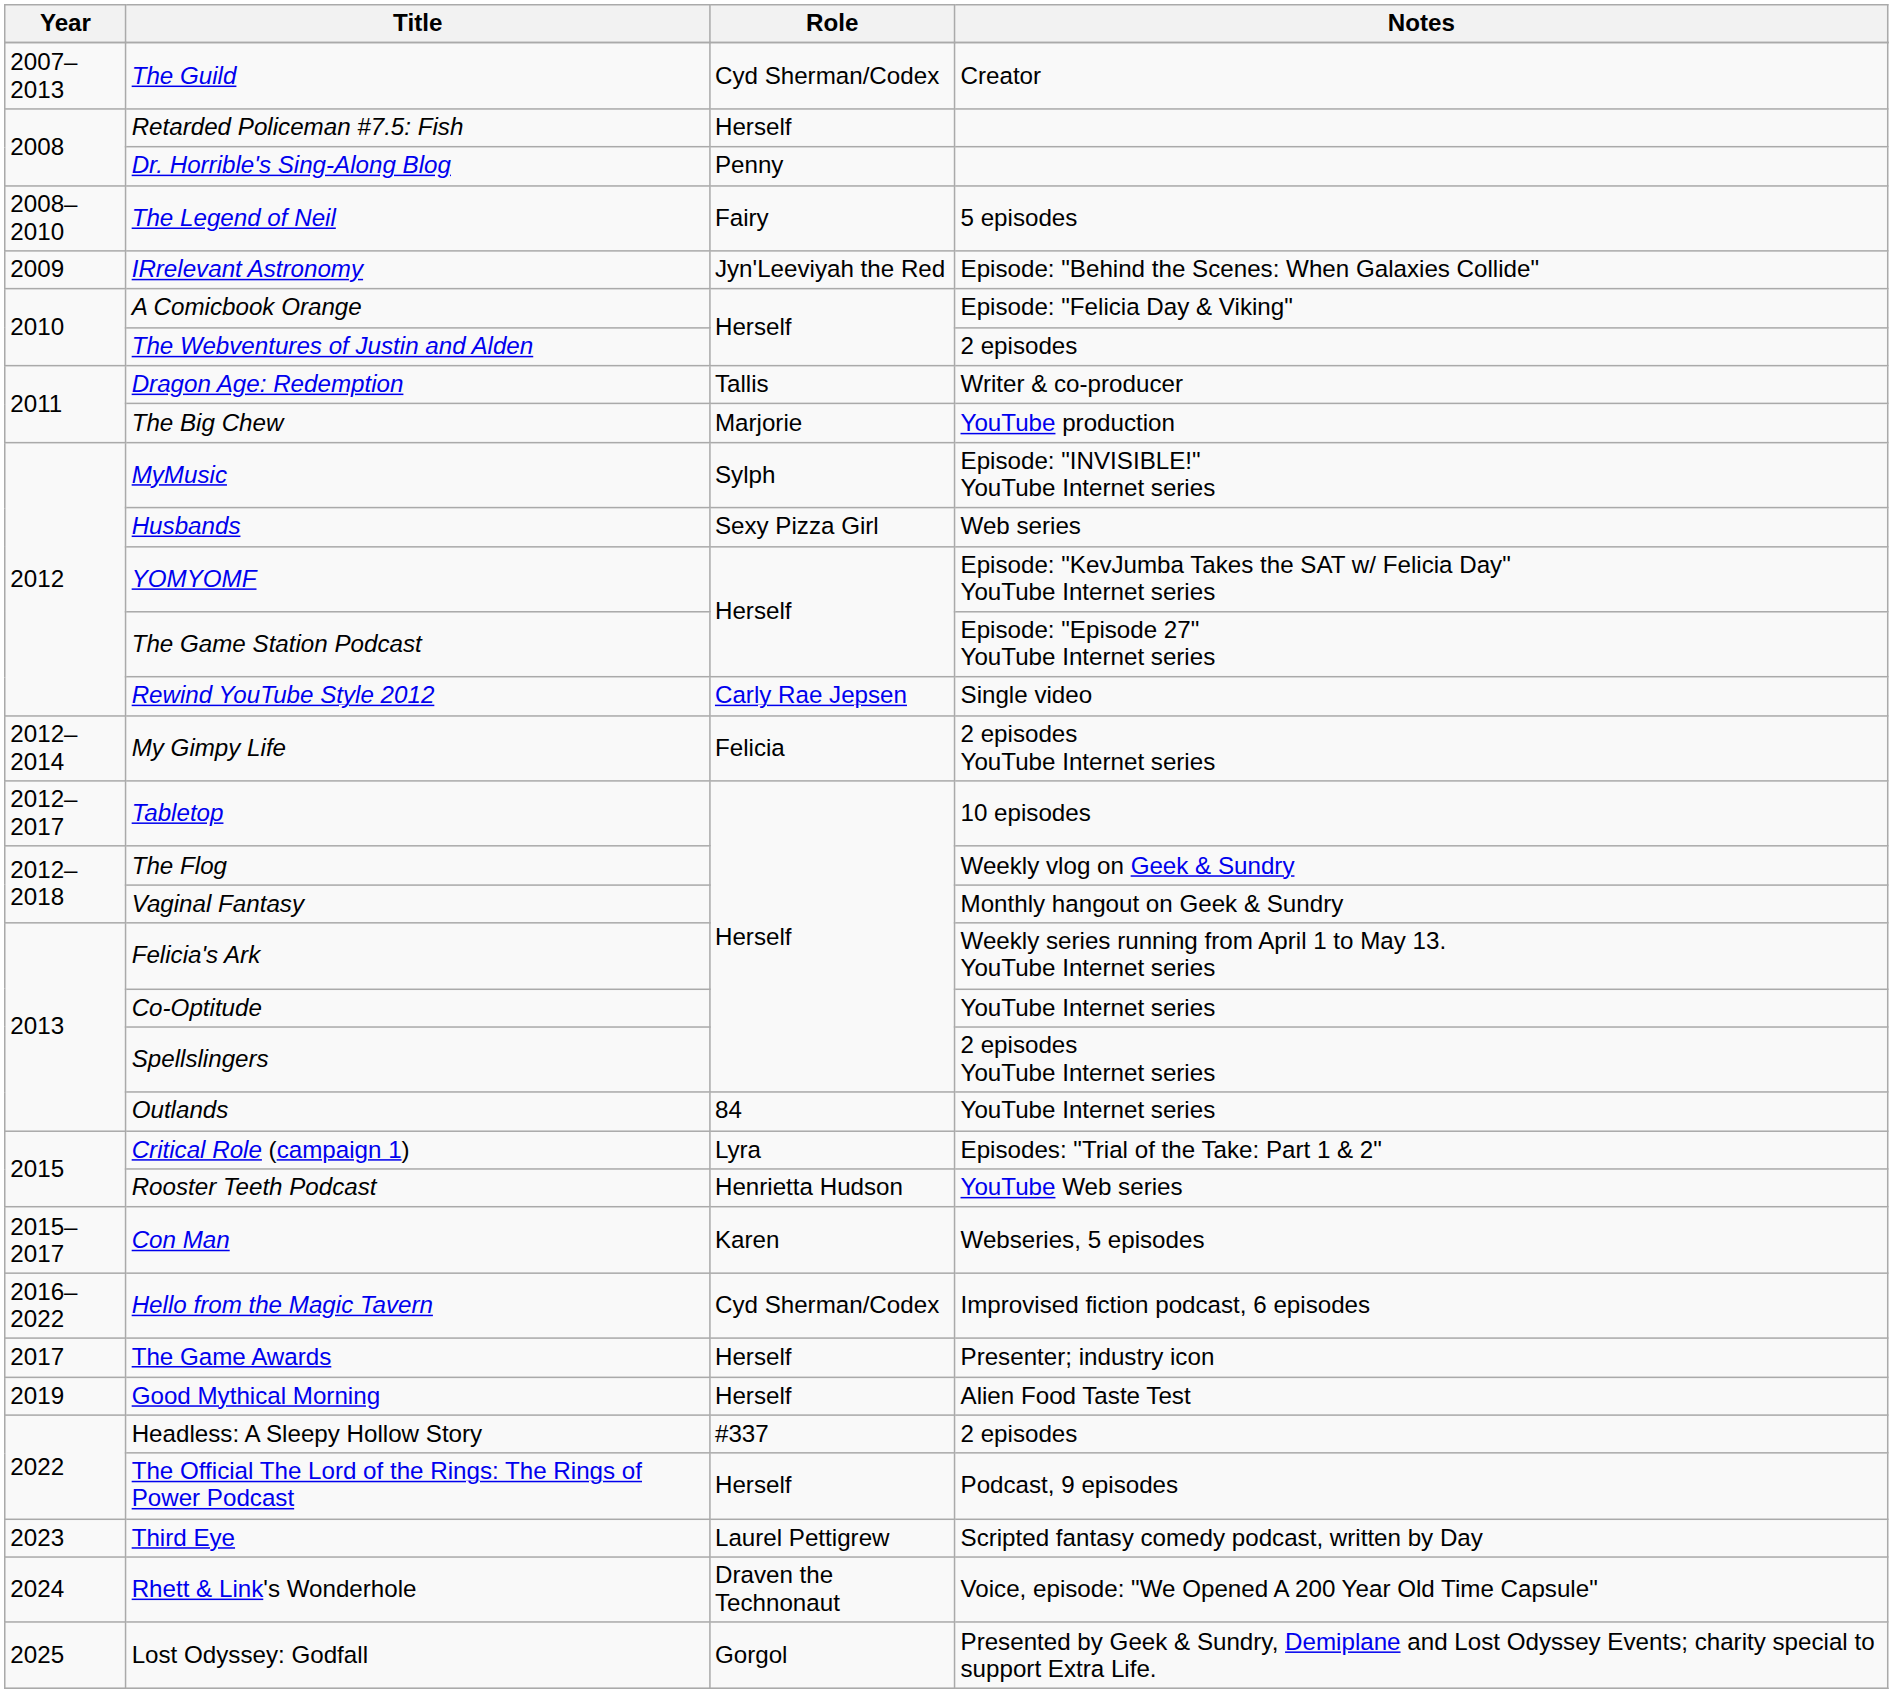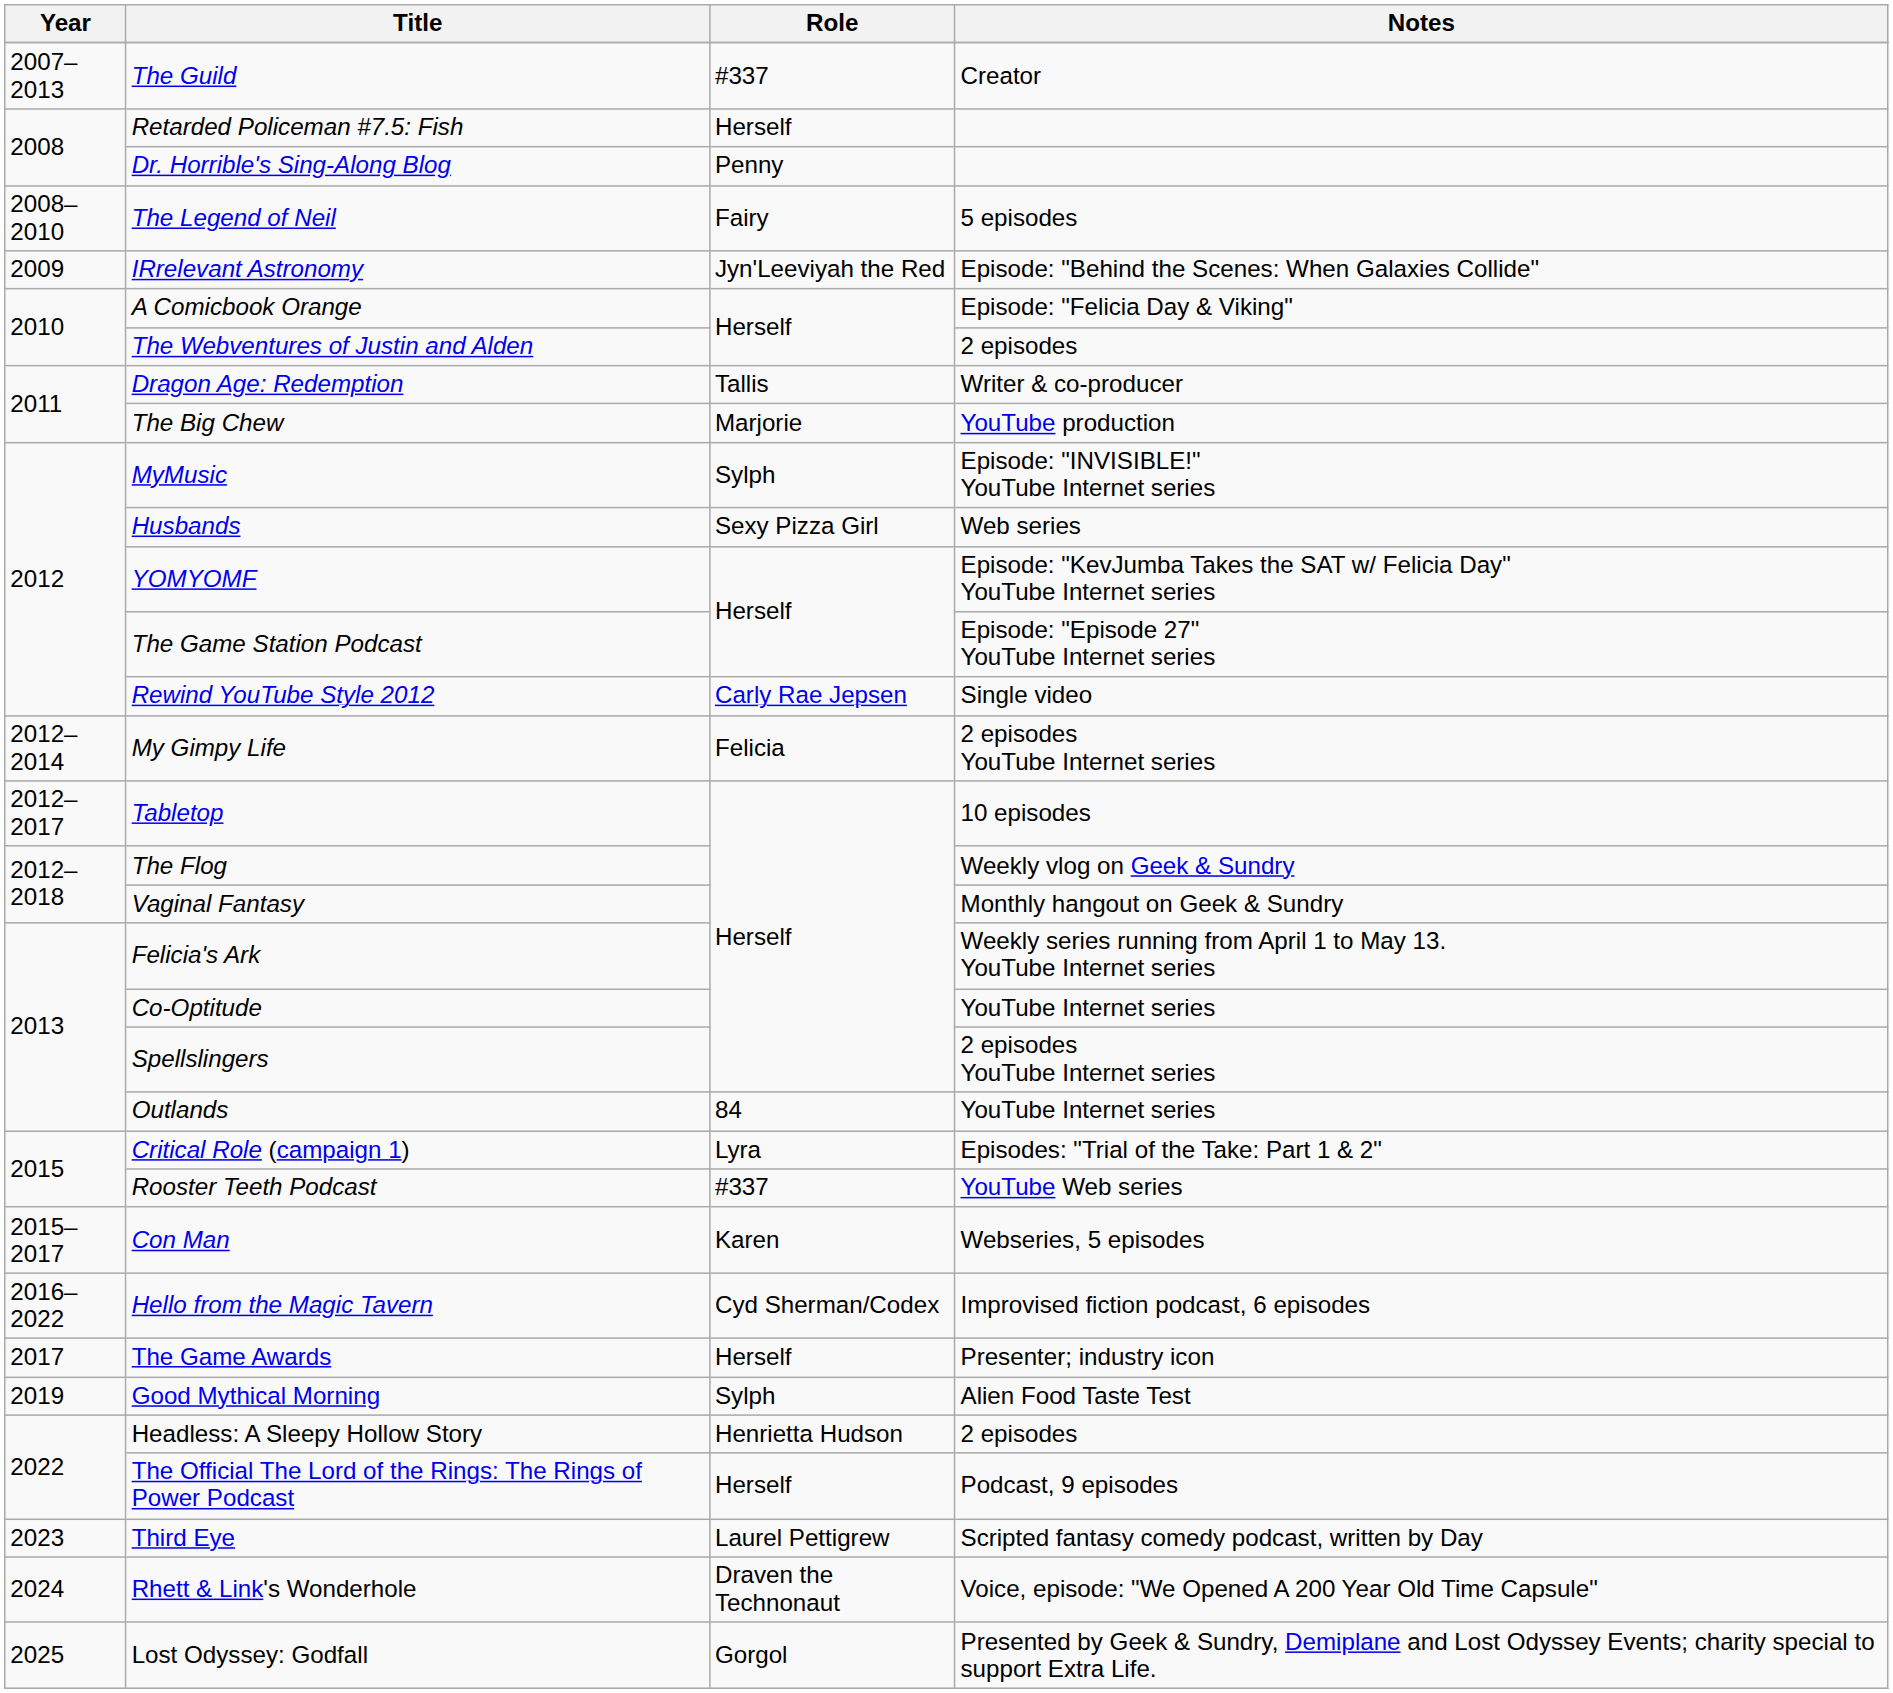(827, 75) Cyd Sherman/Codex -> (742, 75) #337
(809, 1187) Henrietta Hudson -> (742, 1187) #337
(753, 1395) Herself -> (745, 1395) Sylph
(742, 1433) #337 -> (809, 1433) Henrietta Hudson
